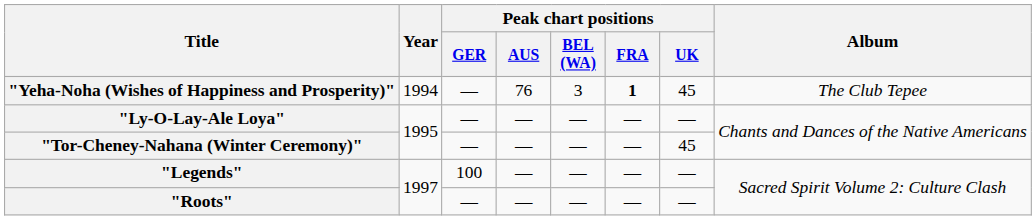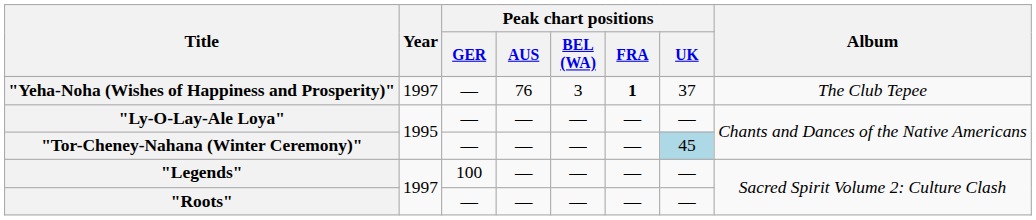(420, 90) 1994 -> (420, 90) 1997
(687, 90) 45 -> (687, 90) 37
(687, 145) no background -> (687, 145) lightblue background
